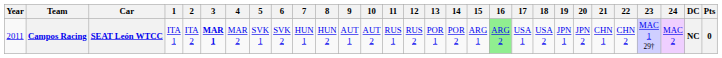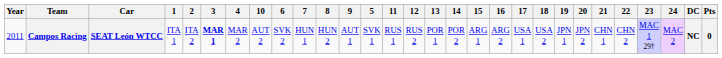columns swapped: (260, 11) <-> (372, 11)
(500, 35) lightgreen background -> (500, 35) no background
